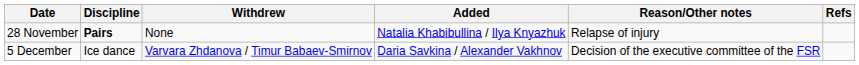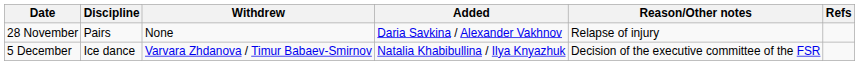(98, 32) bold -> (97, 32) normal
(471, 32) Natalia Khabibullina / Ilya Knyazhuk -> (470, 32) Daria Savkina / Alexander Vakhnov
(470, 51) Daria Savkina / Alexander Vakhnov -> (471, 51) Natalia Khabibullina / Ilya Knyazhuk
